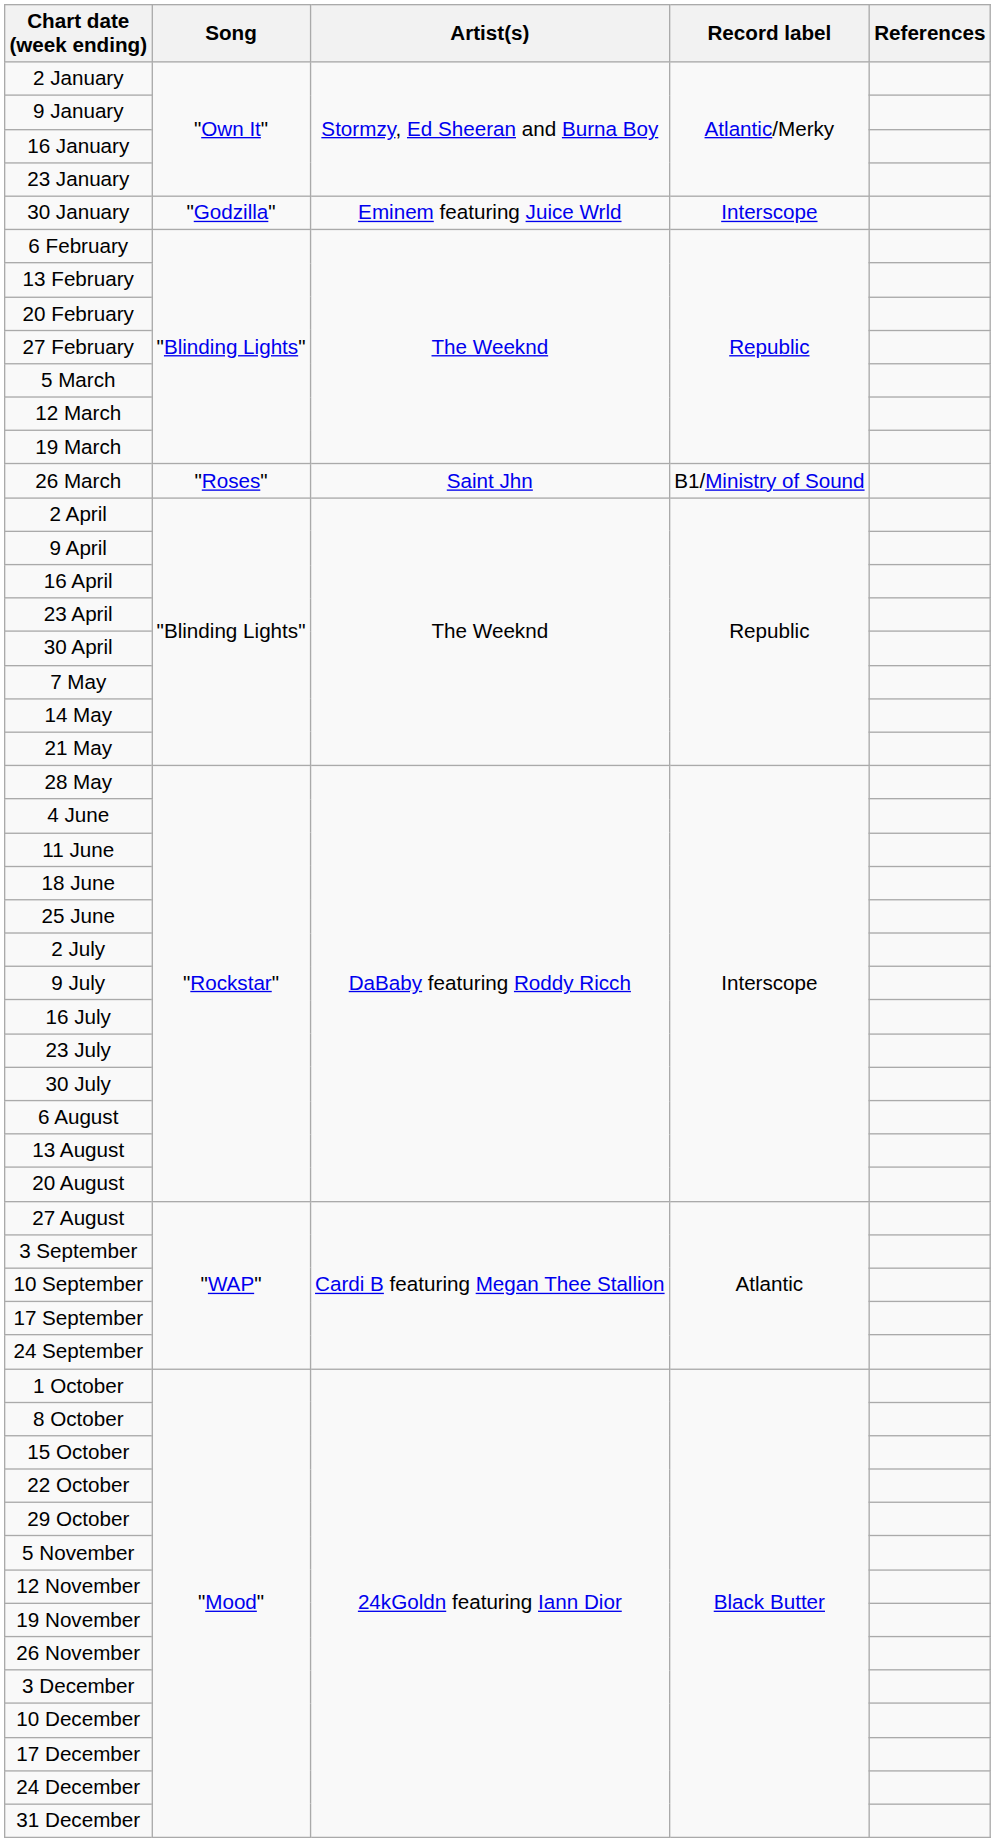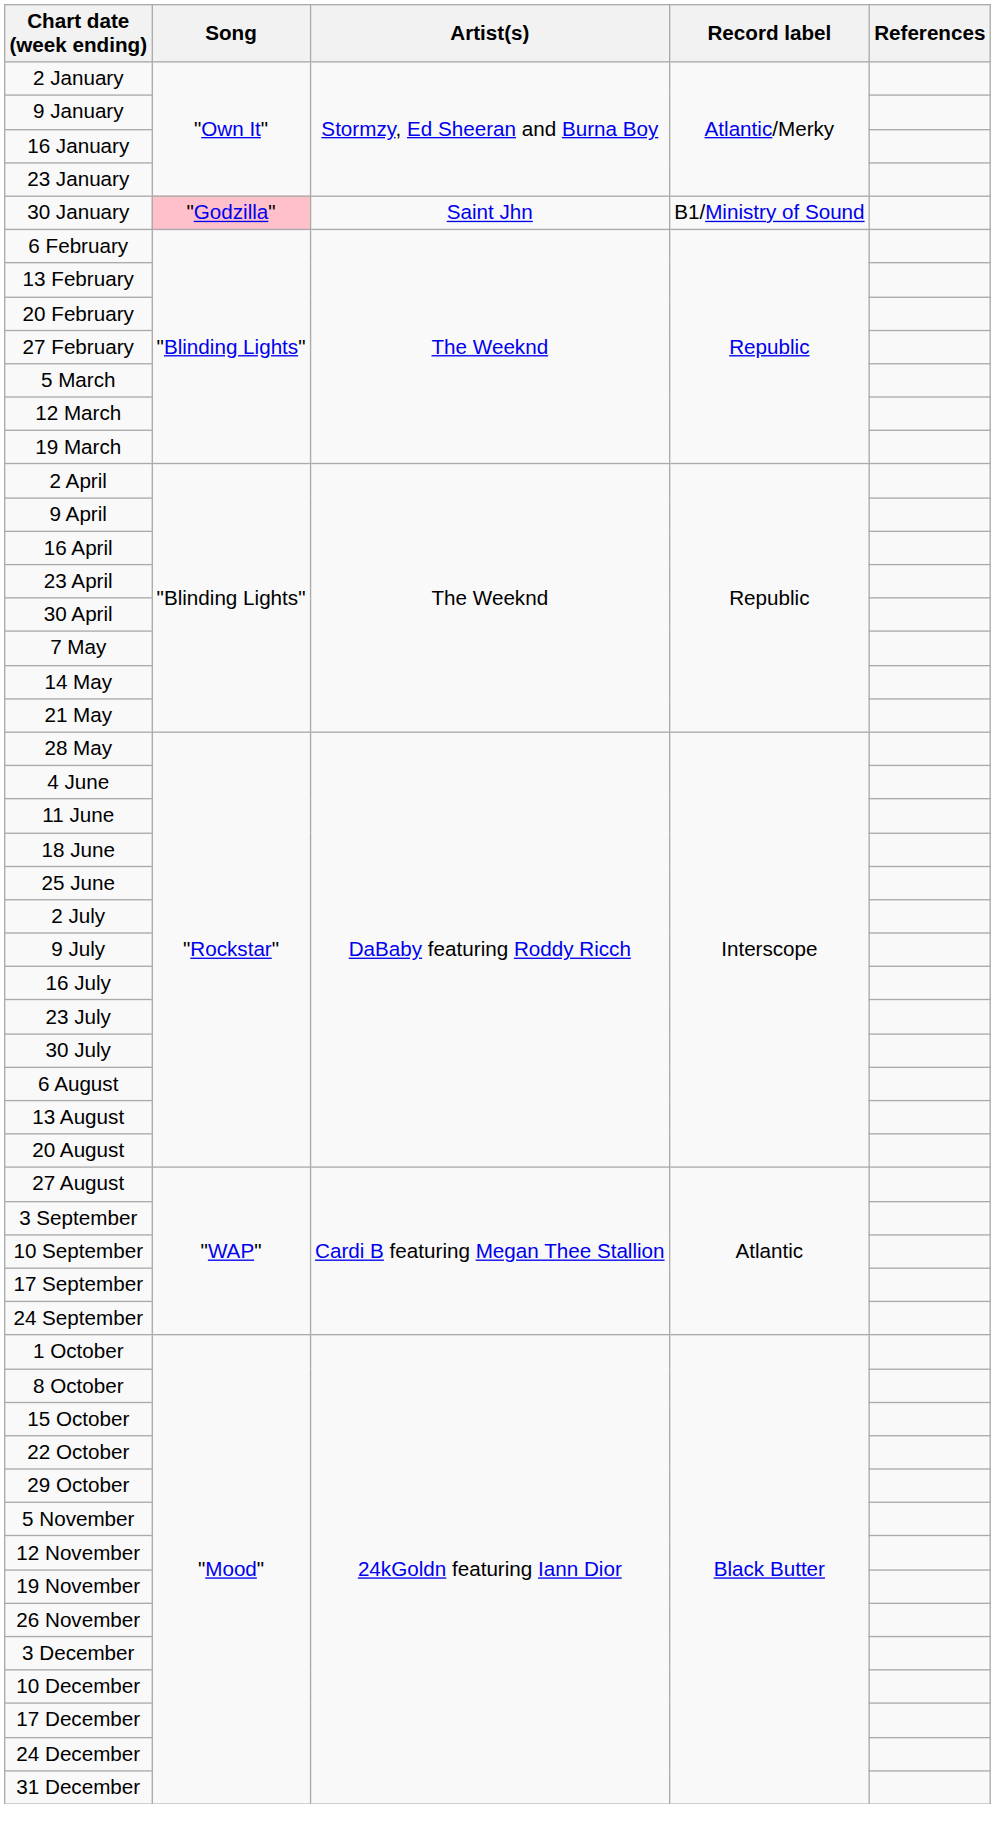(231, 212) no background -> (231, 212) pink background
(490, 212) Eminem featuring Juice Wrld -> (490, 212) Saint Jhn
(769, 212) Interscope -> (769, 212) B1/Ministry of Sound
- row: (78, 480)
